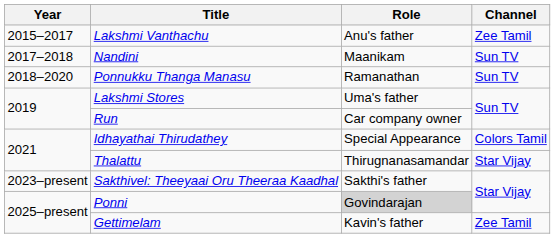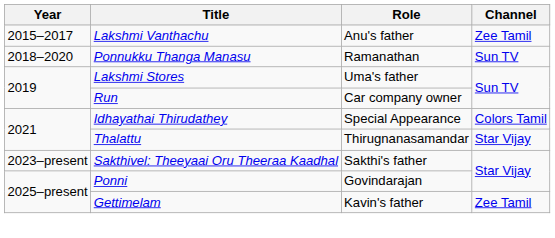- row: (116, 56)
(383, 202) lightgrey background -> (383, 181) no background
